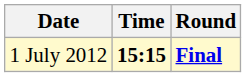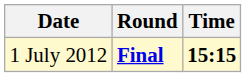columns swapped: (141, 21) <-> (206, 21)
